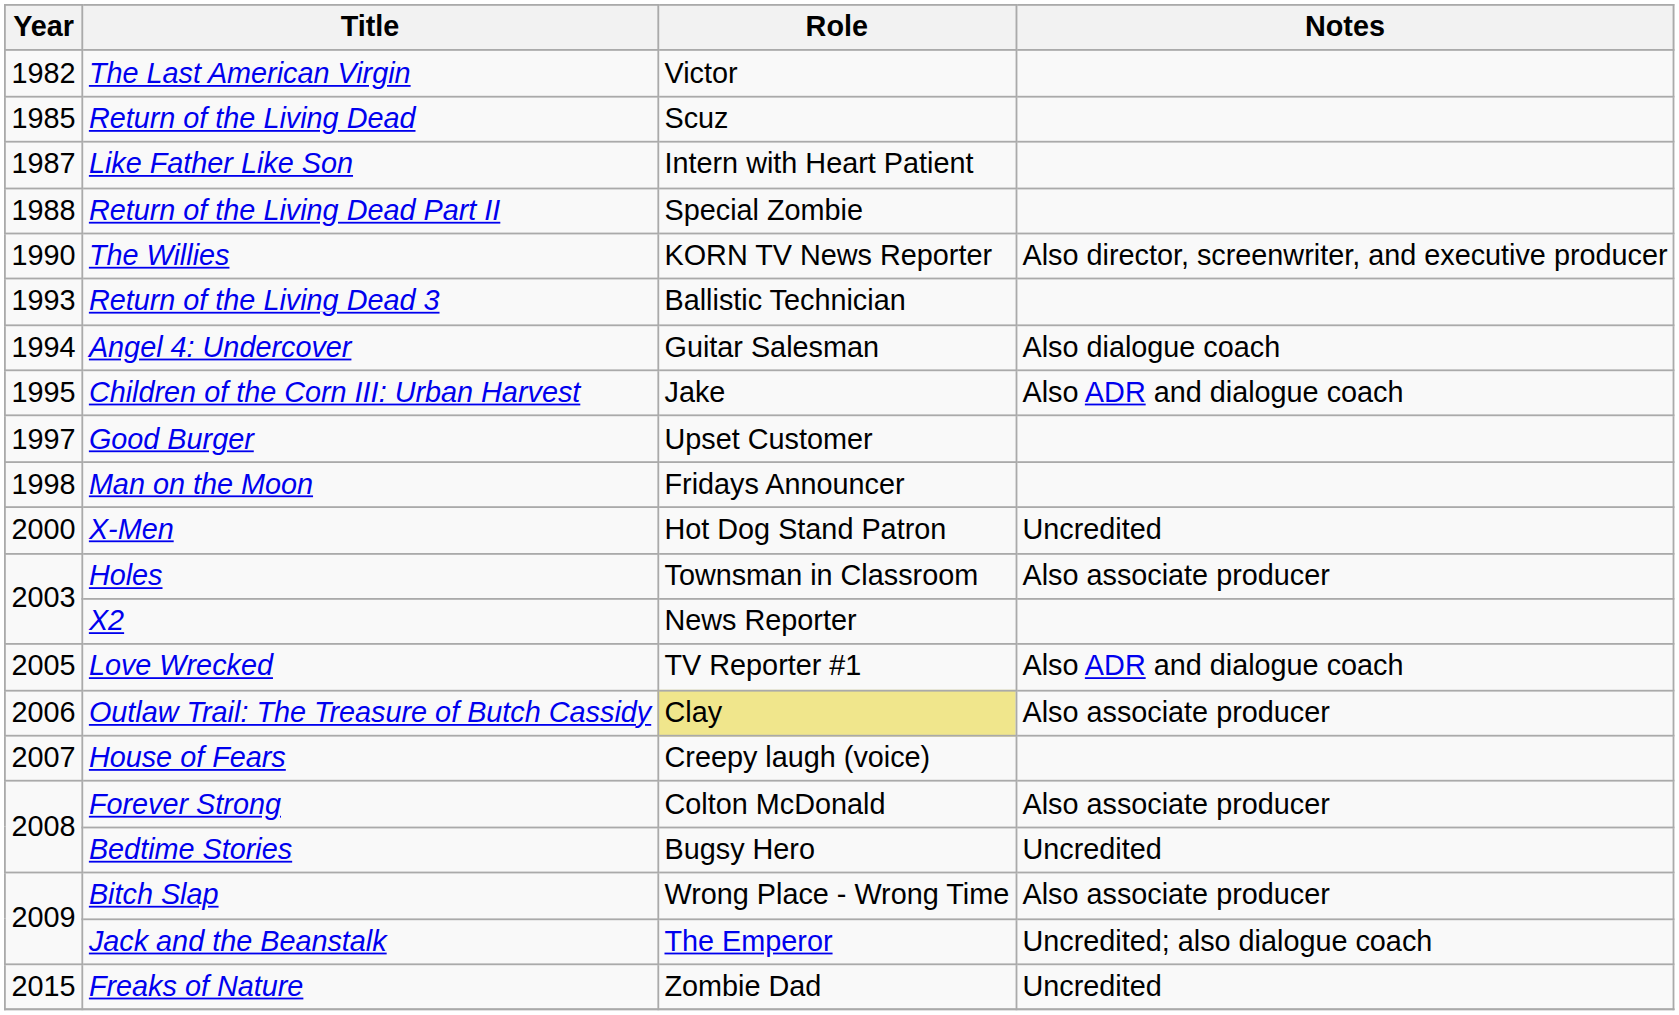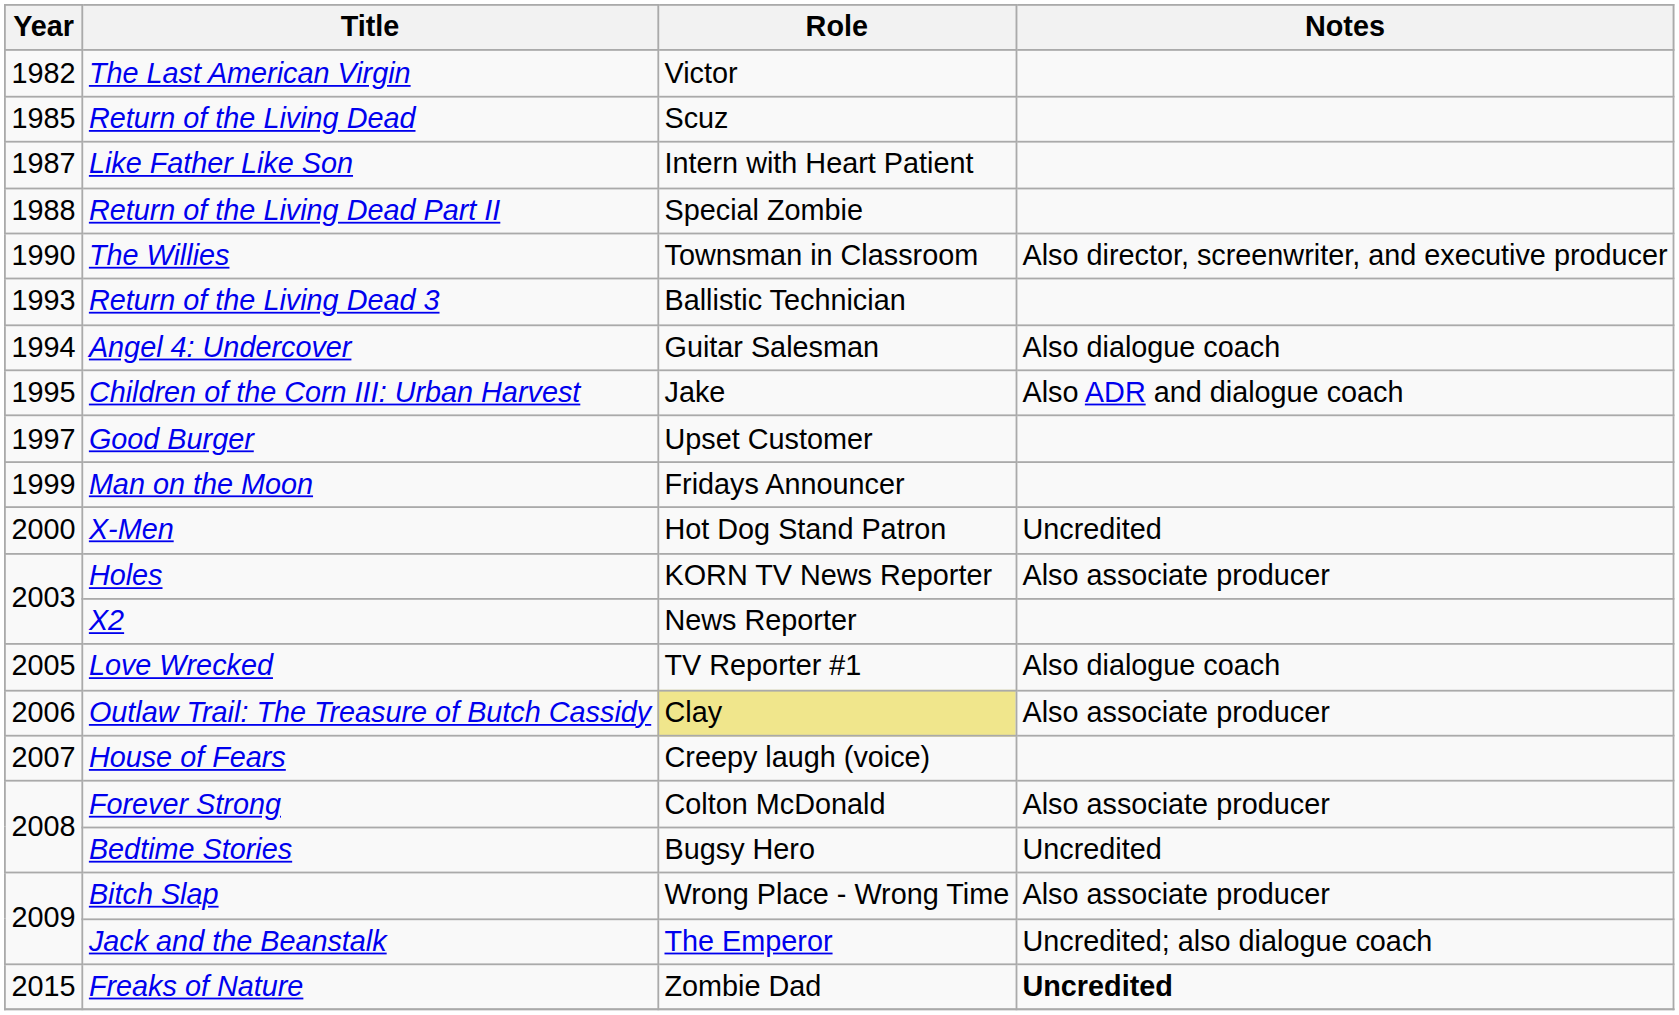(828, 255) KORN TV News Reporter -> (821, 255) Townsman in Classroom
(44, 484) 1998 -> (44, 484) 1999
(821, 575) Townsman in Classroom -> (828, 575) KORN TV News Reporter
(1213, 666) Also ADR and dialogue coach -> (1151, 666) Also dialogue coach
(1092, 986) normal -> (1098, 986) bold
